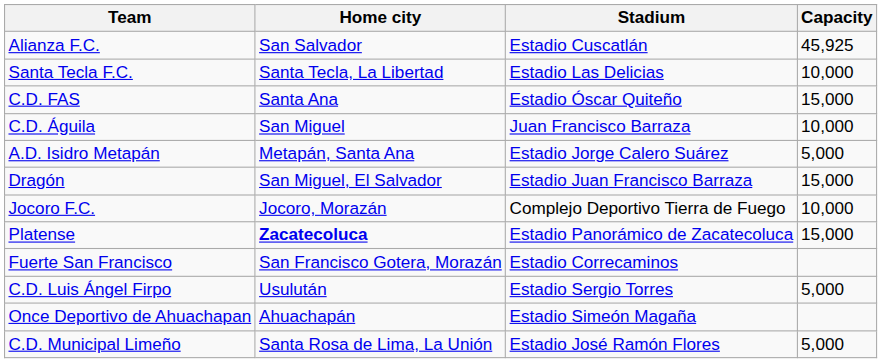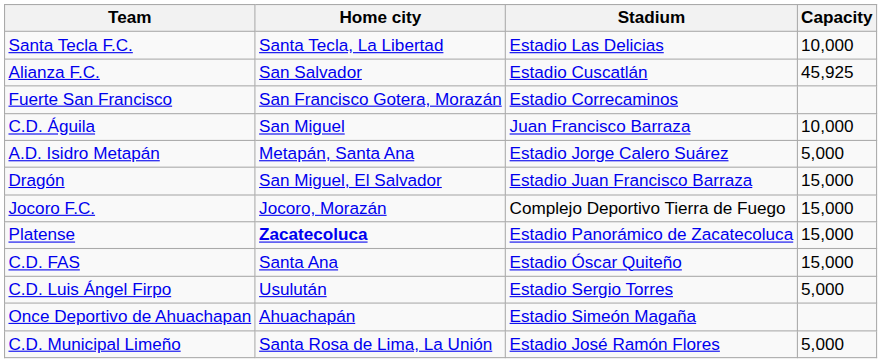rows swapped: (71, 72) <-> (54, 45)
rows swapped: (44, 99) <-> (90, 262)
(827, 208) 10,000 -> (827, 208) 15,000
